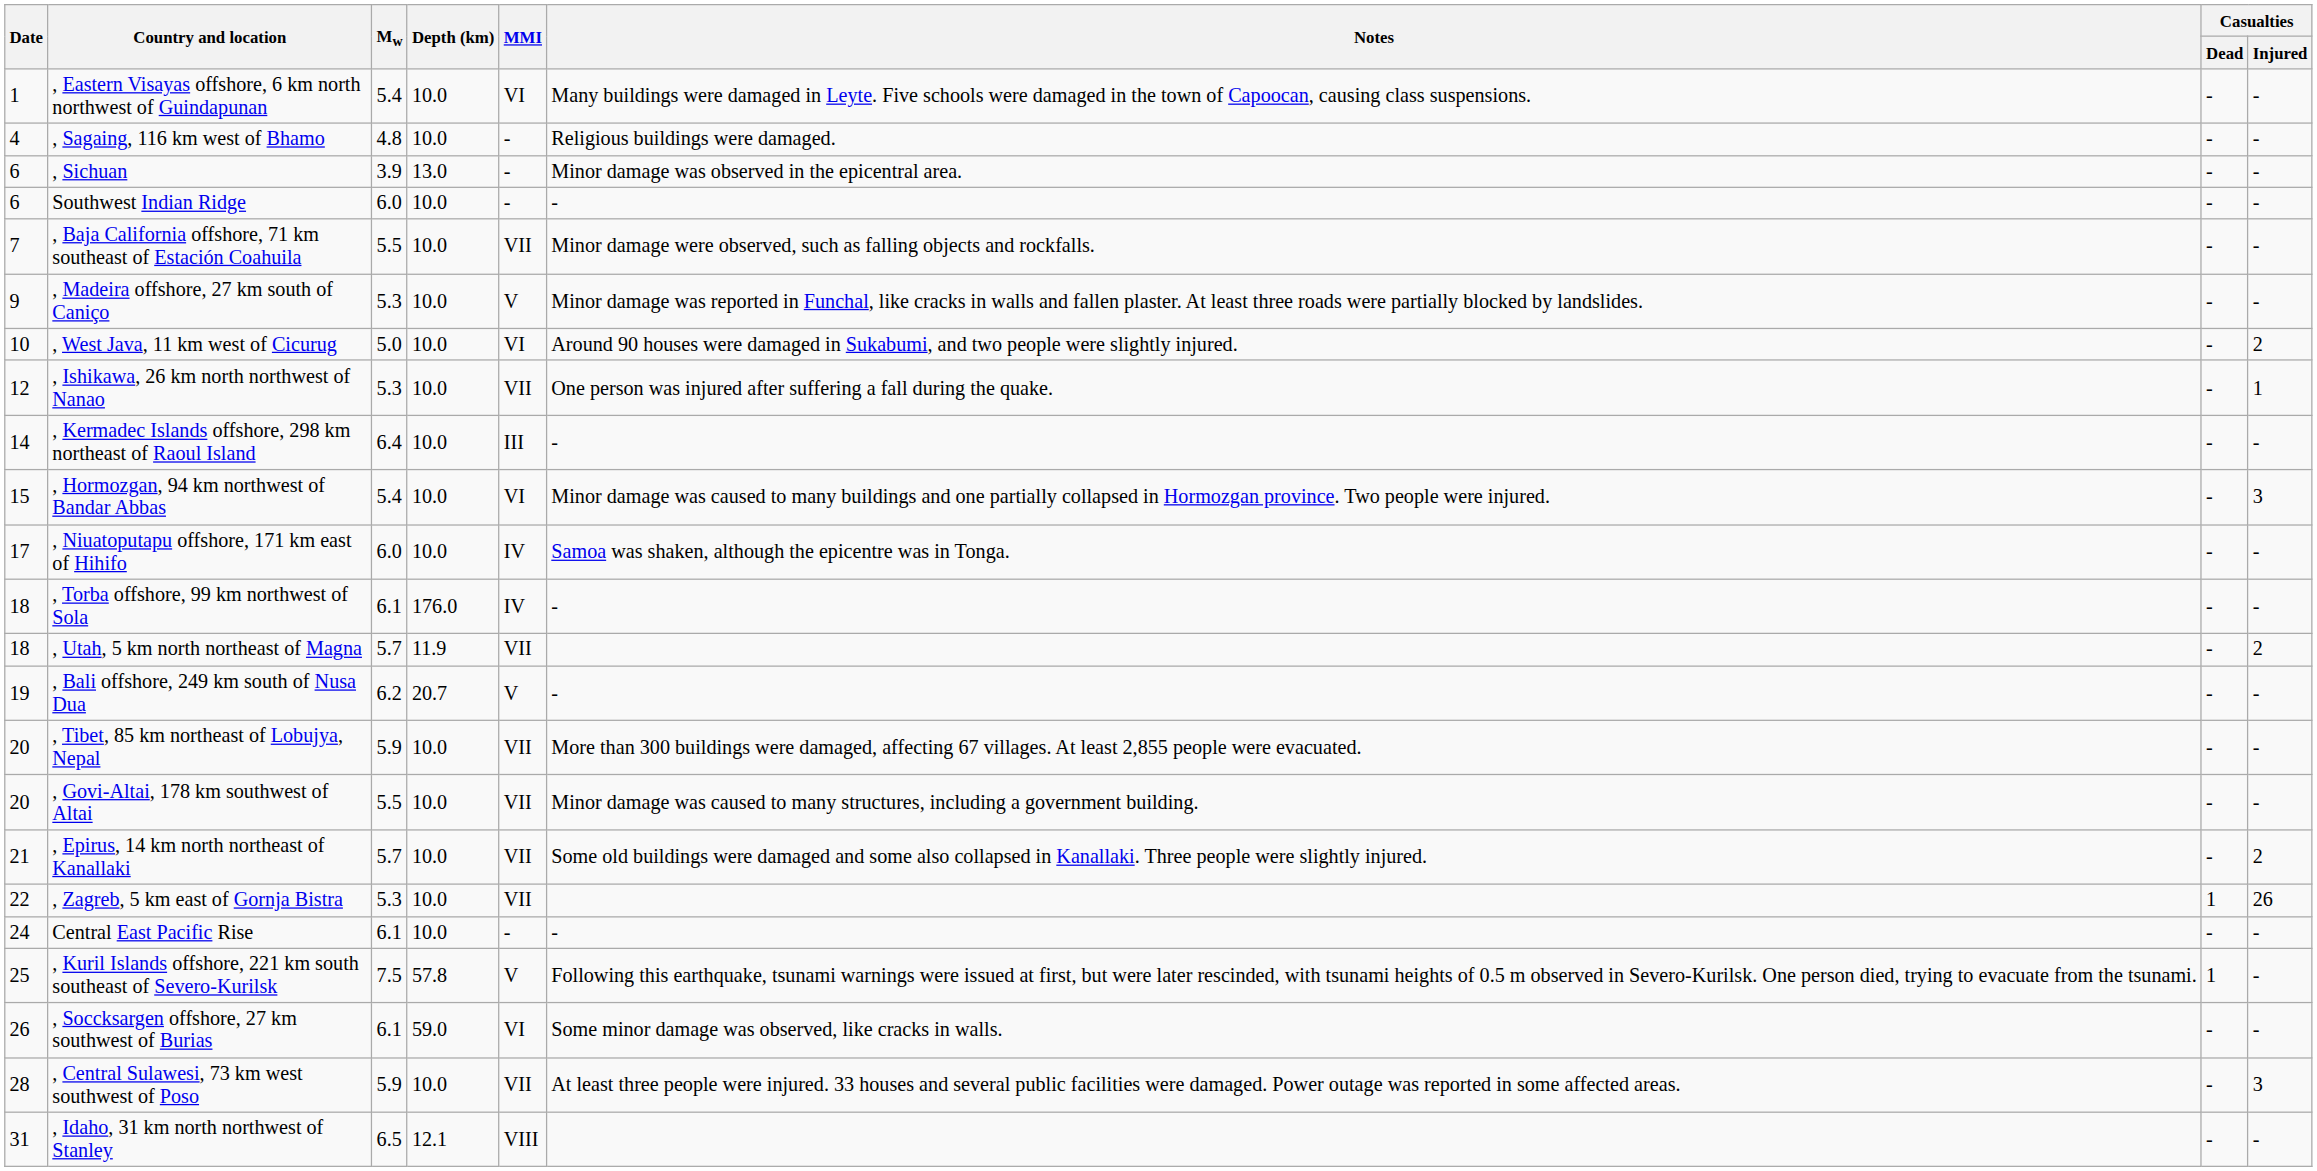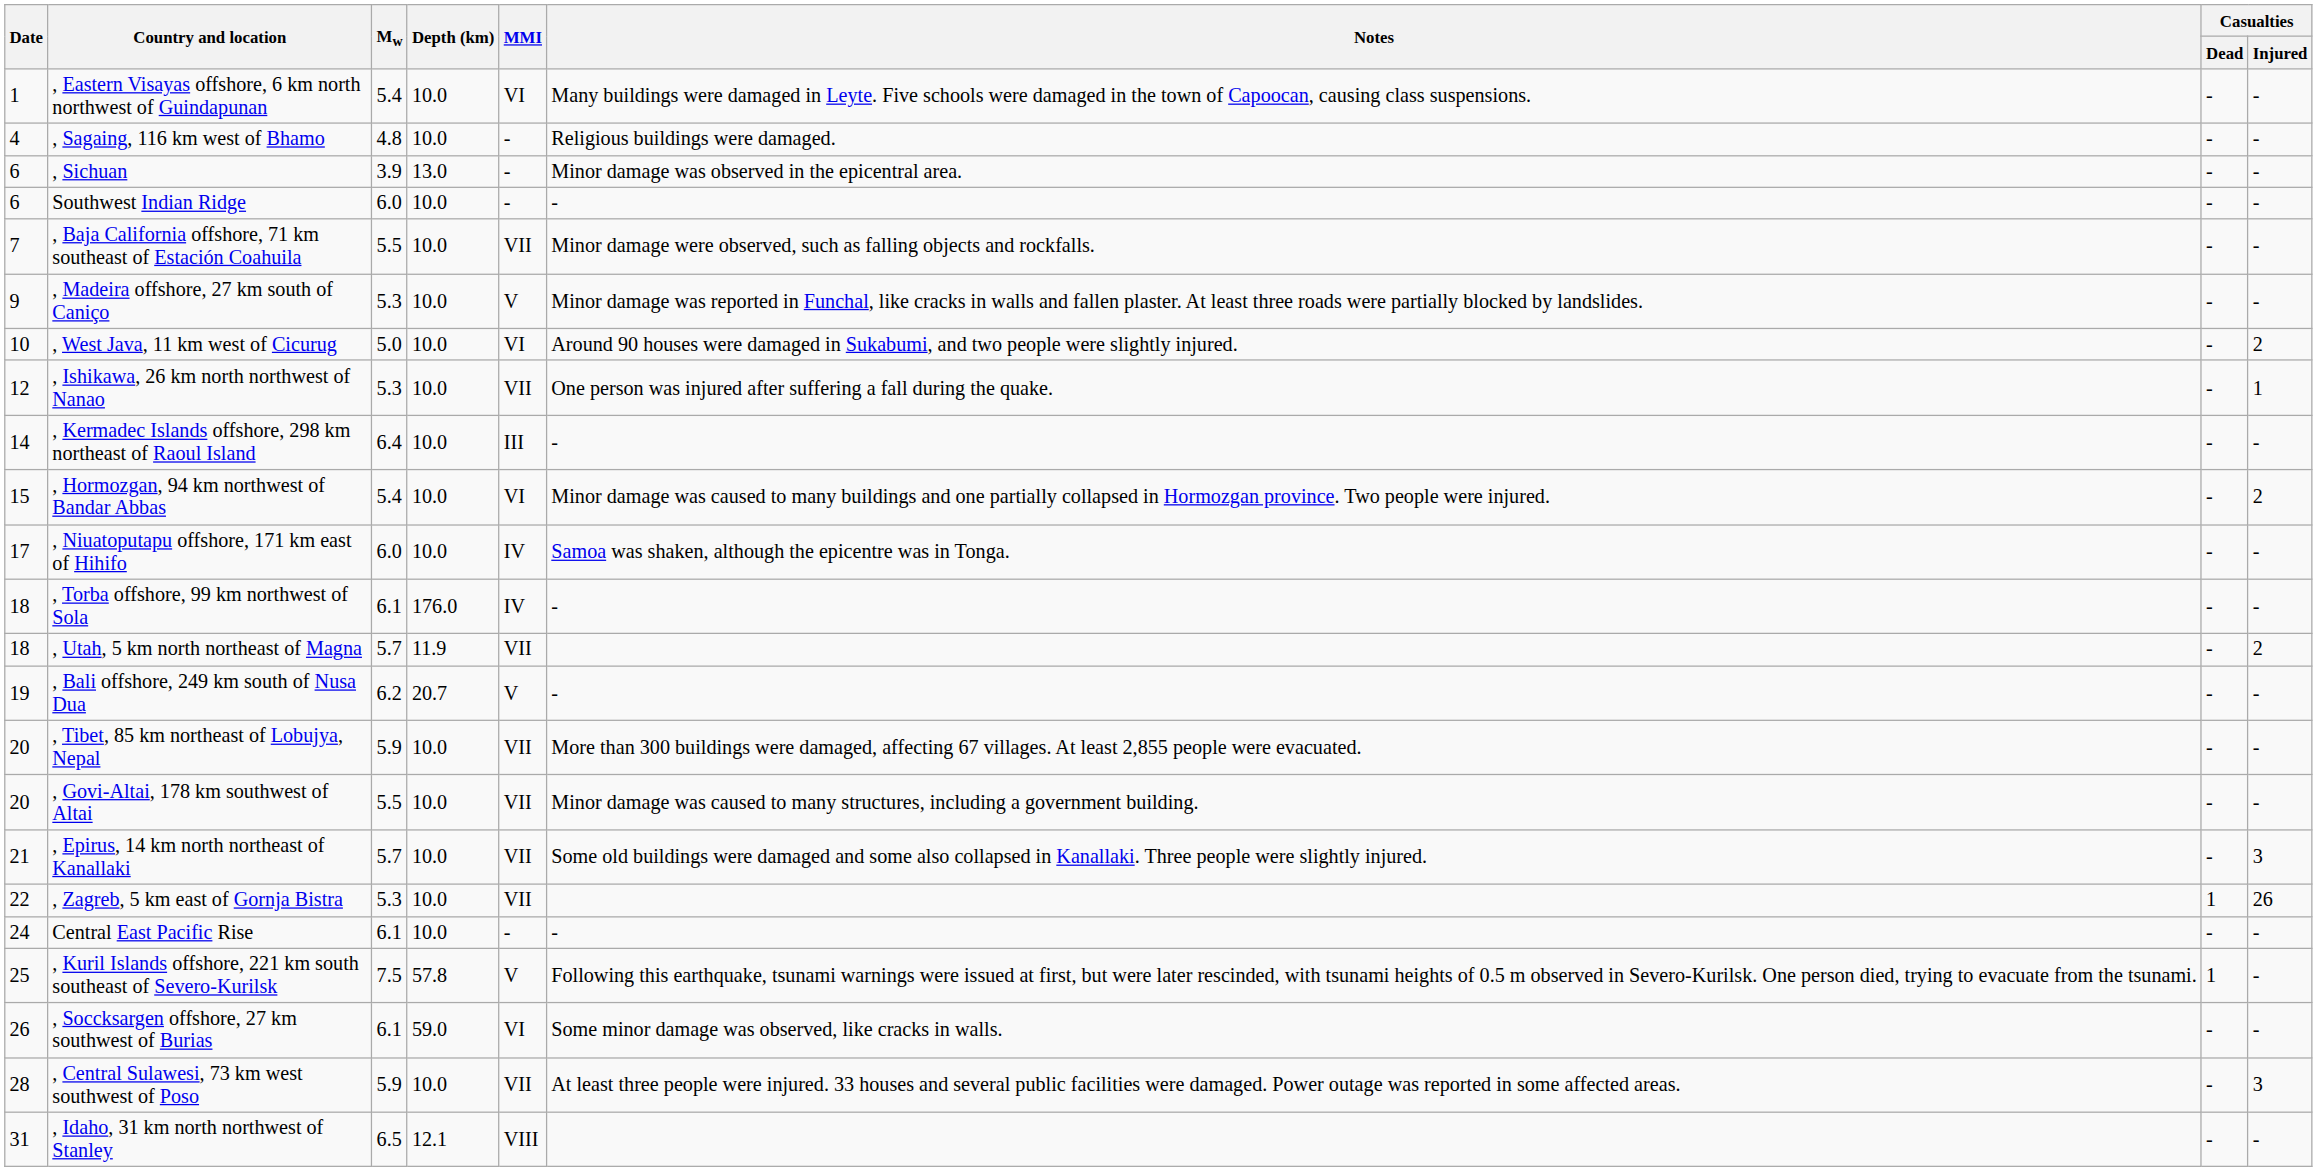(2258, 496) 3 -> (2258, 496) 2
(2258, 856) 2 -> (2258, 856) 3
